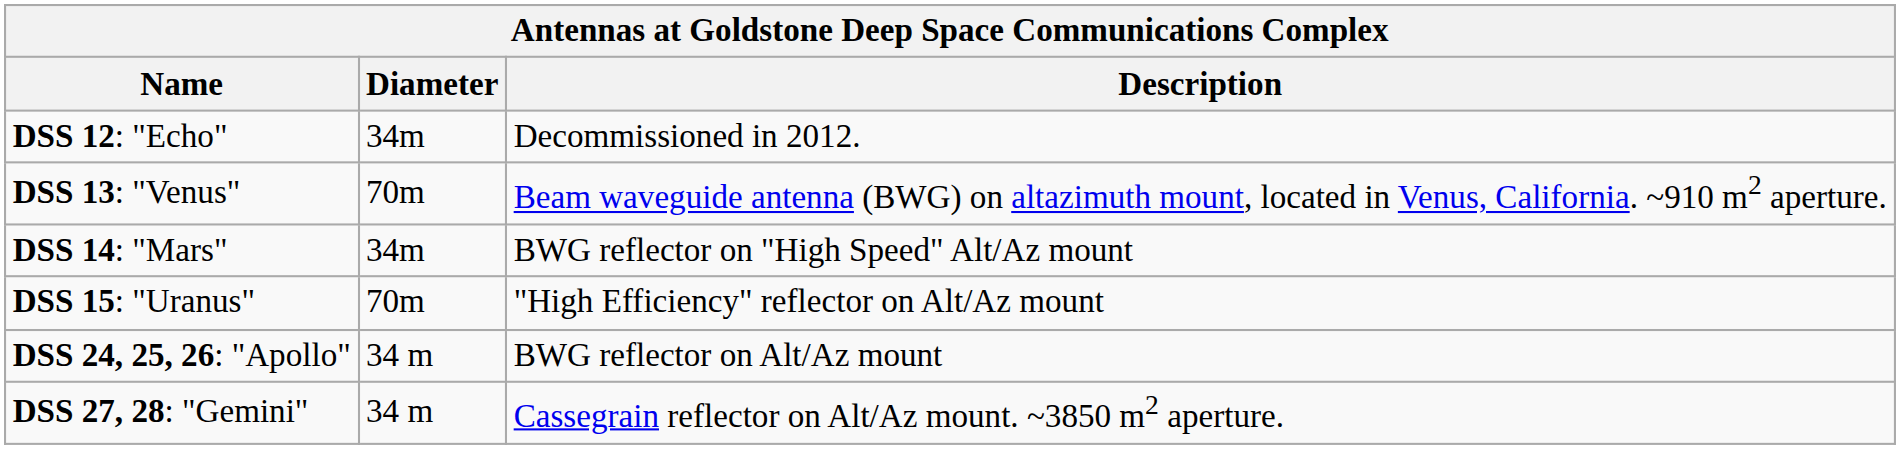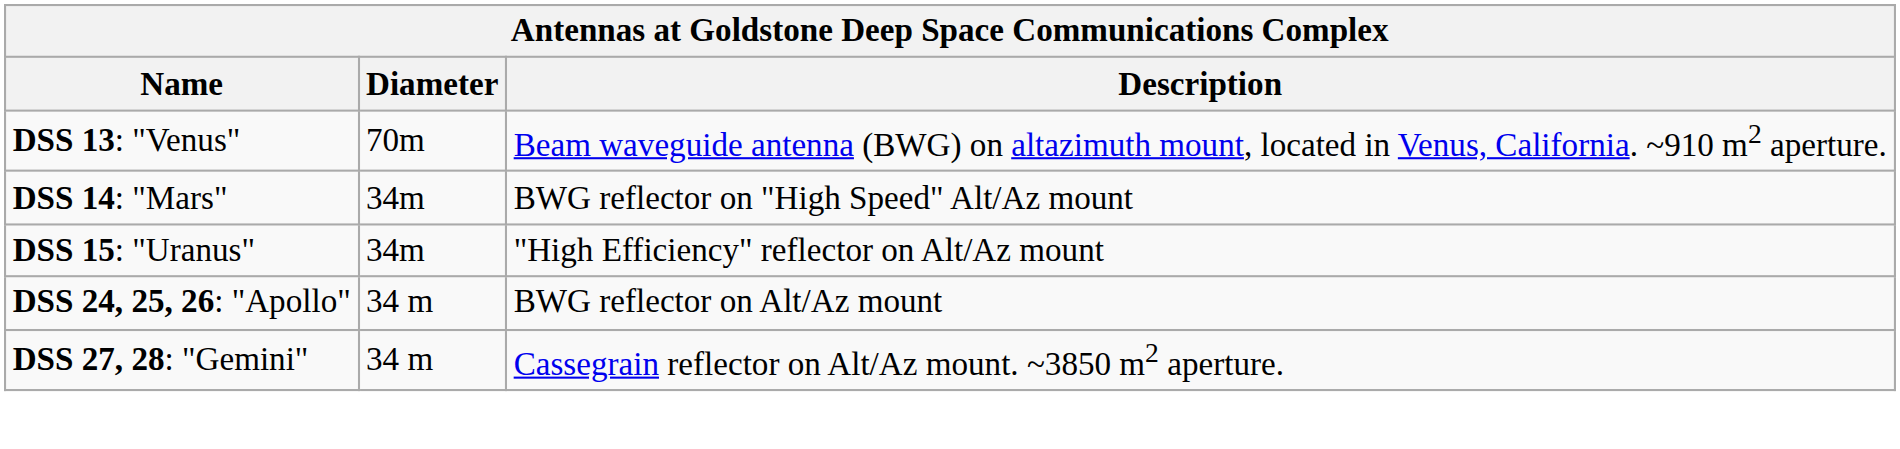- row: (120, 135)
(395, 302) 70m -> (395, 249) 34m
